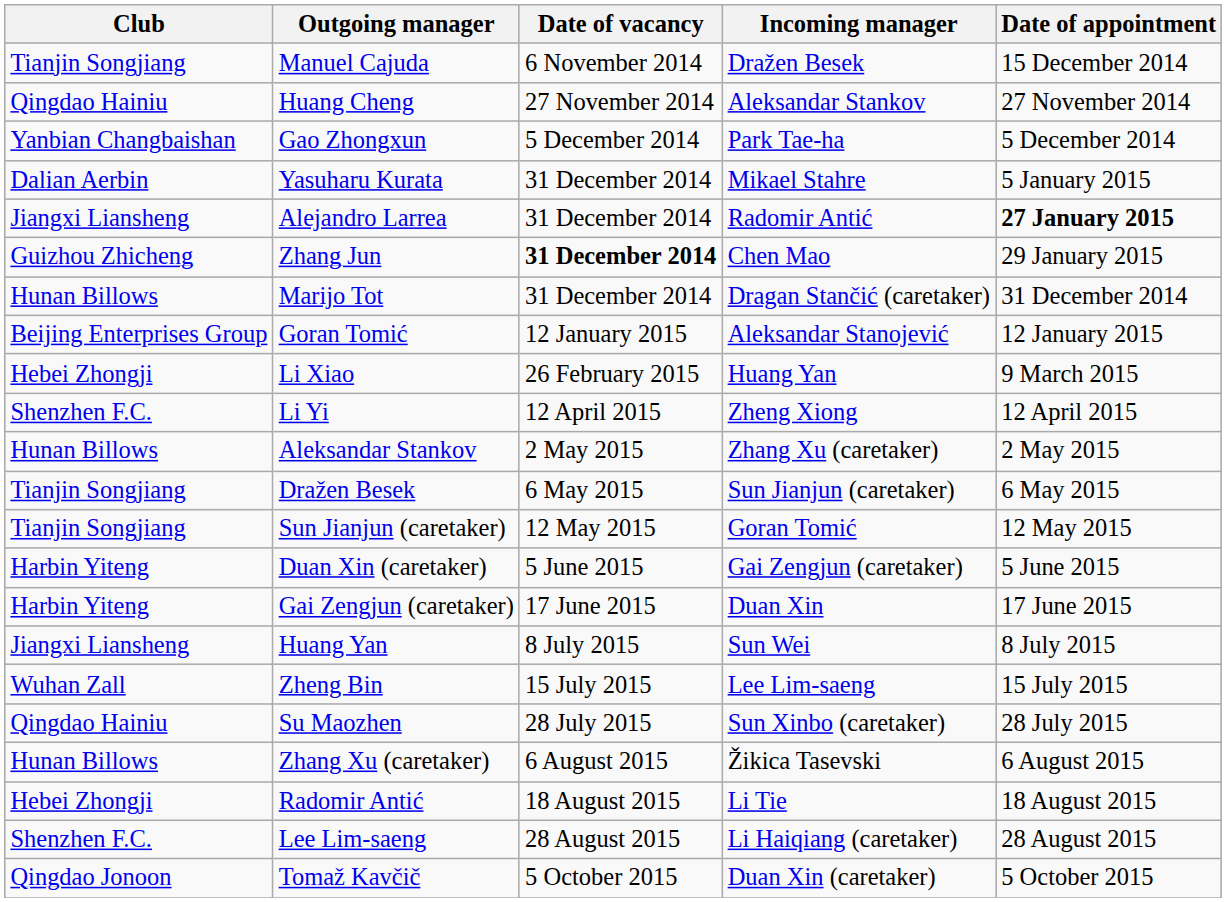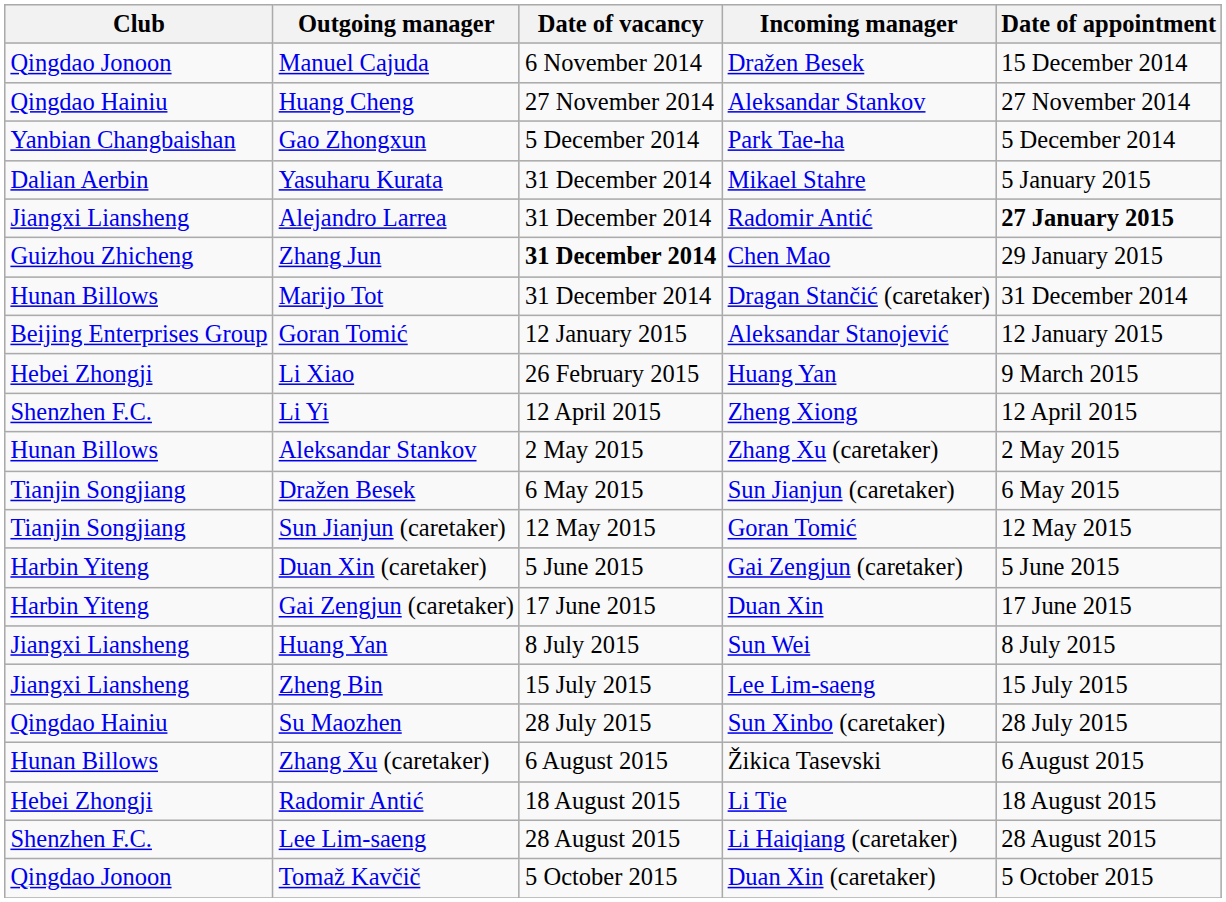(98, 62) Tianjin Songjiang -> (91, 62) Qingdao Jonoon
(68, 683) Wuhan Zall -> (100, 683) Jiangxi Liansheng
